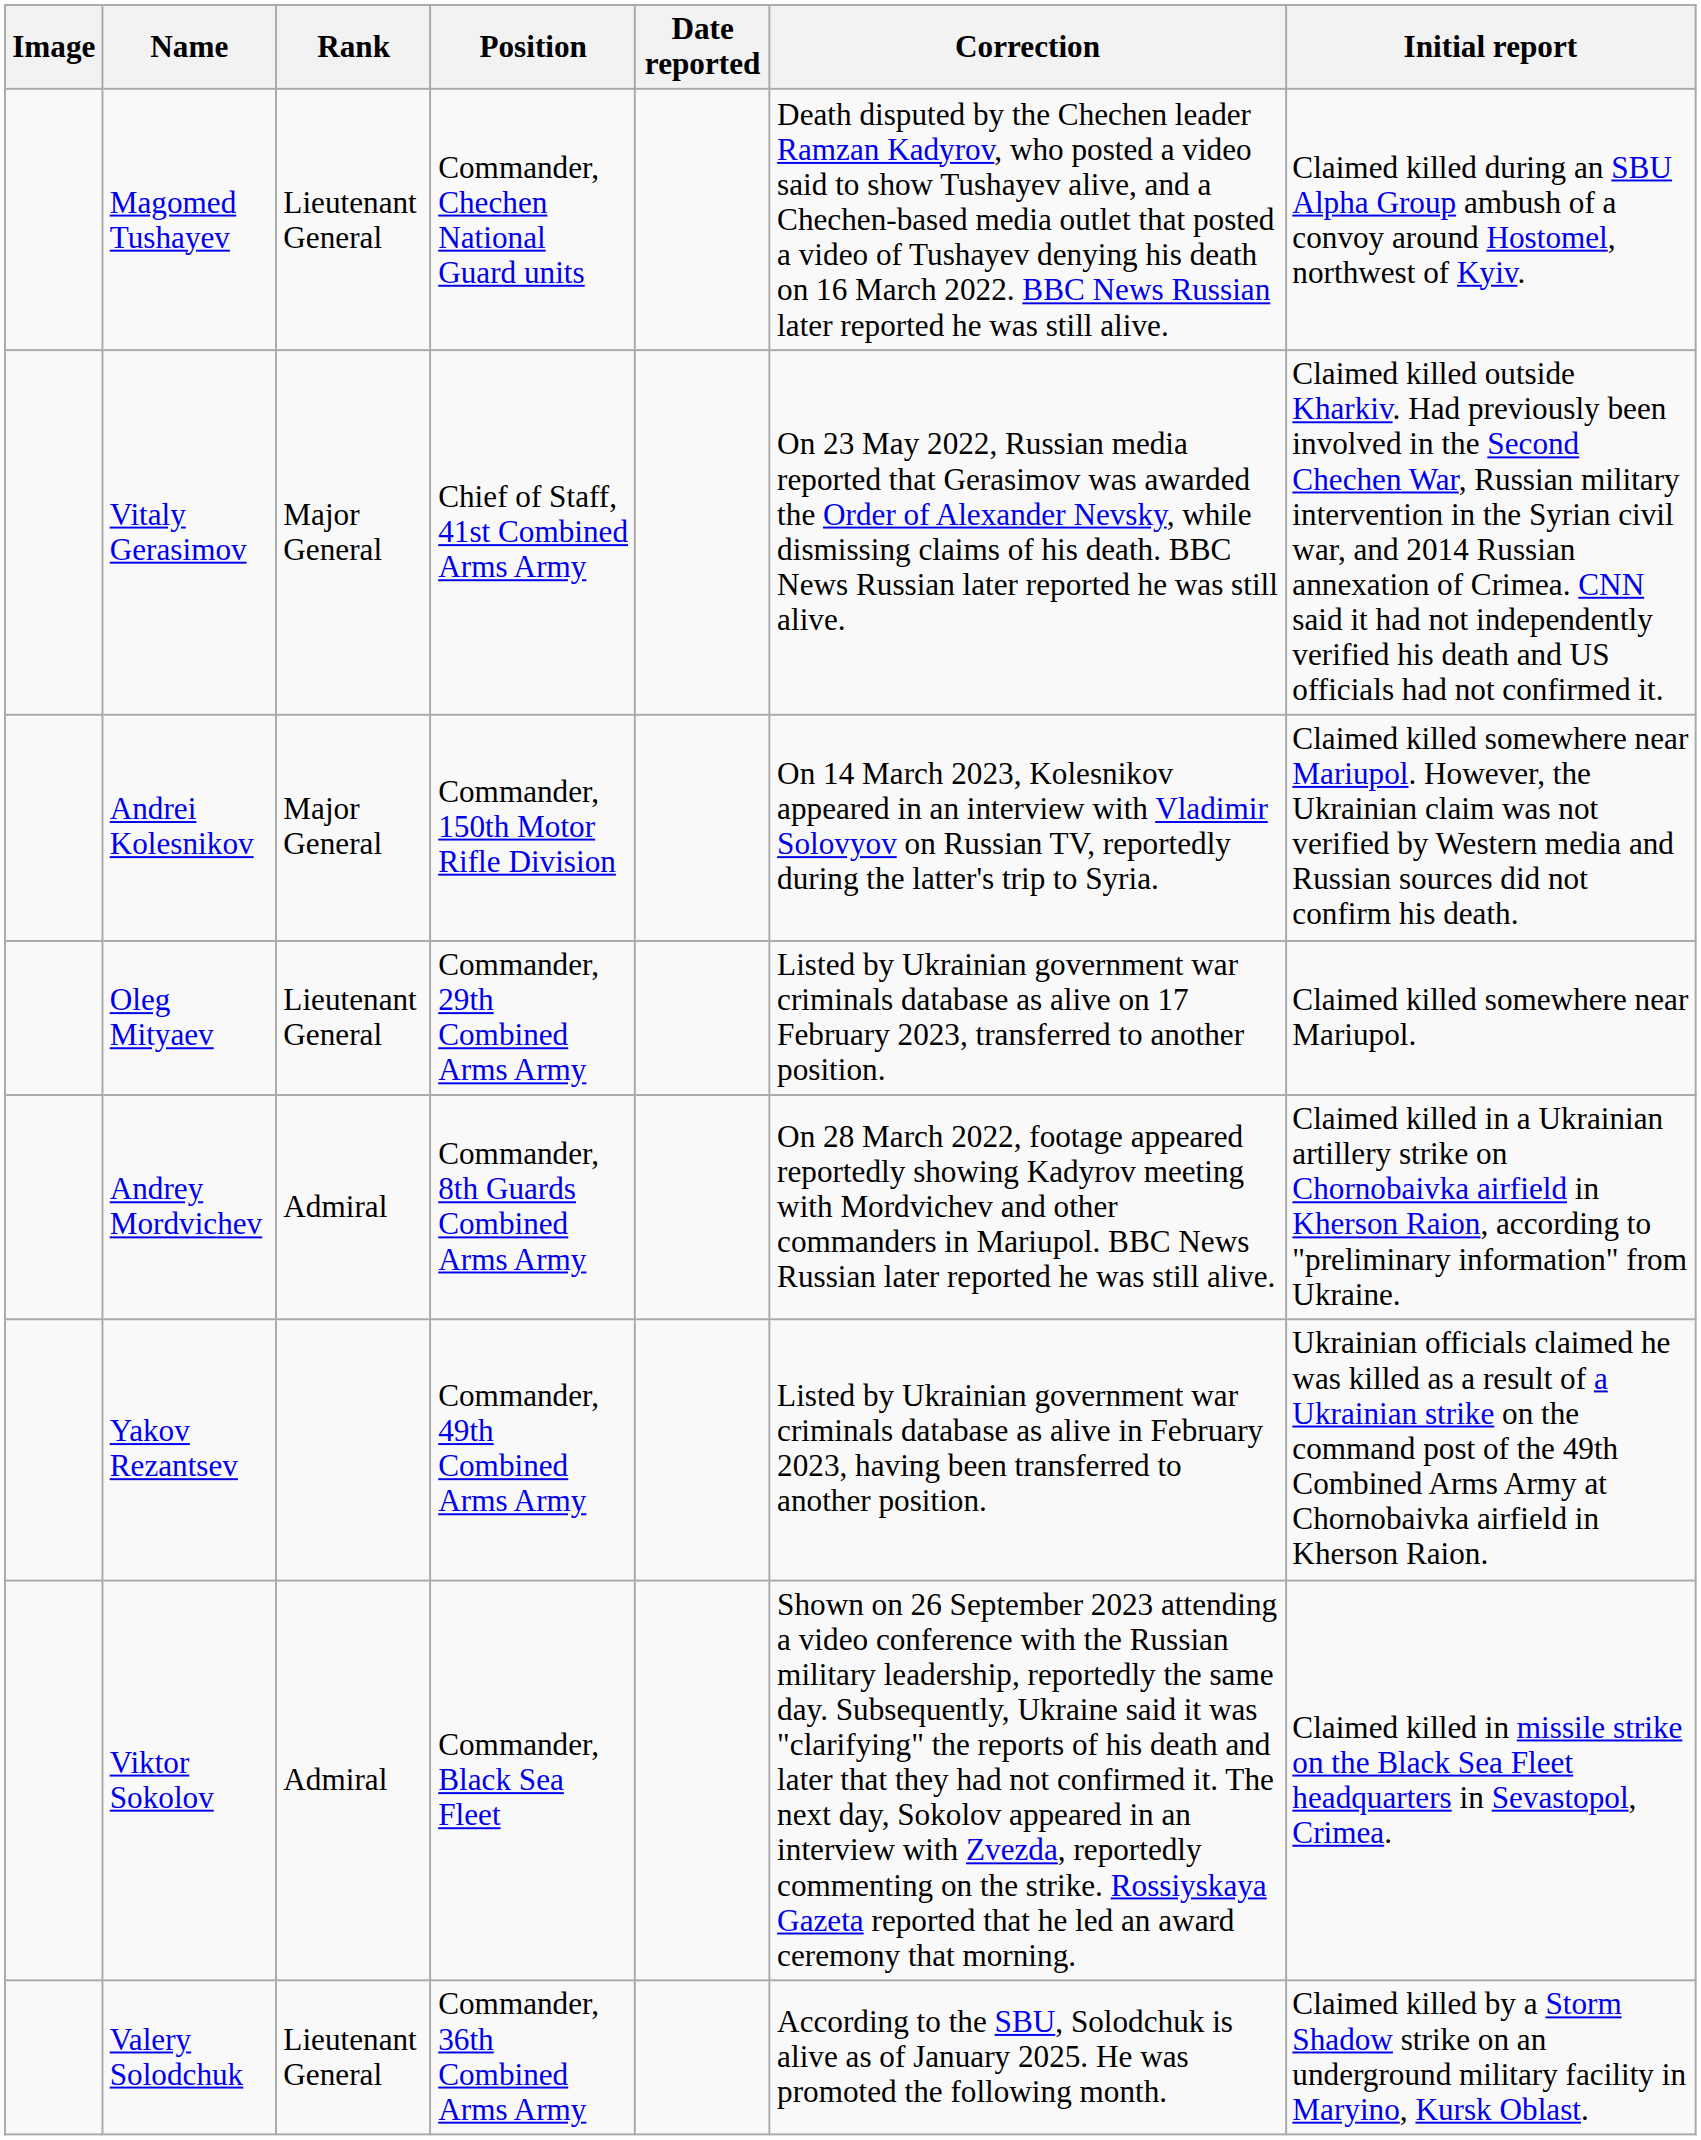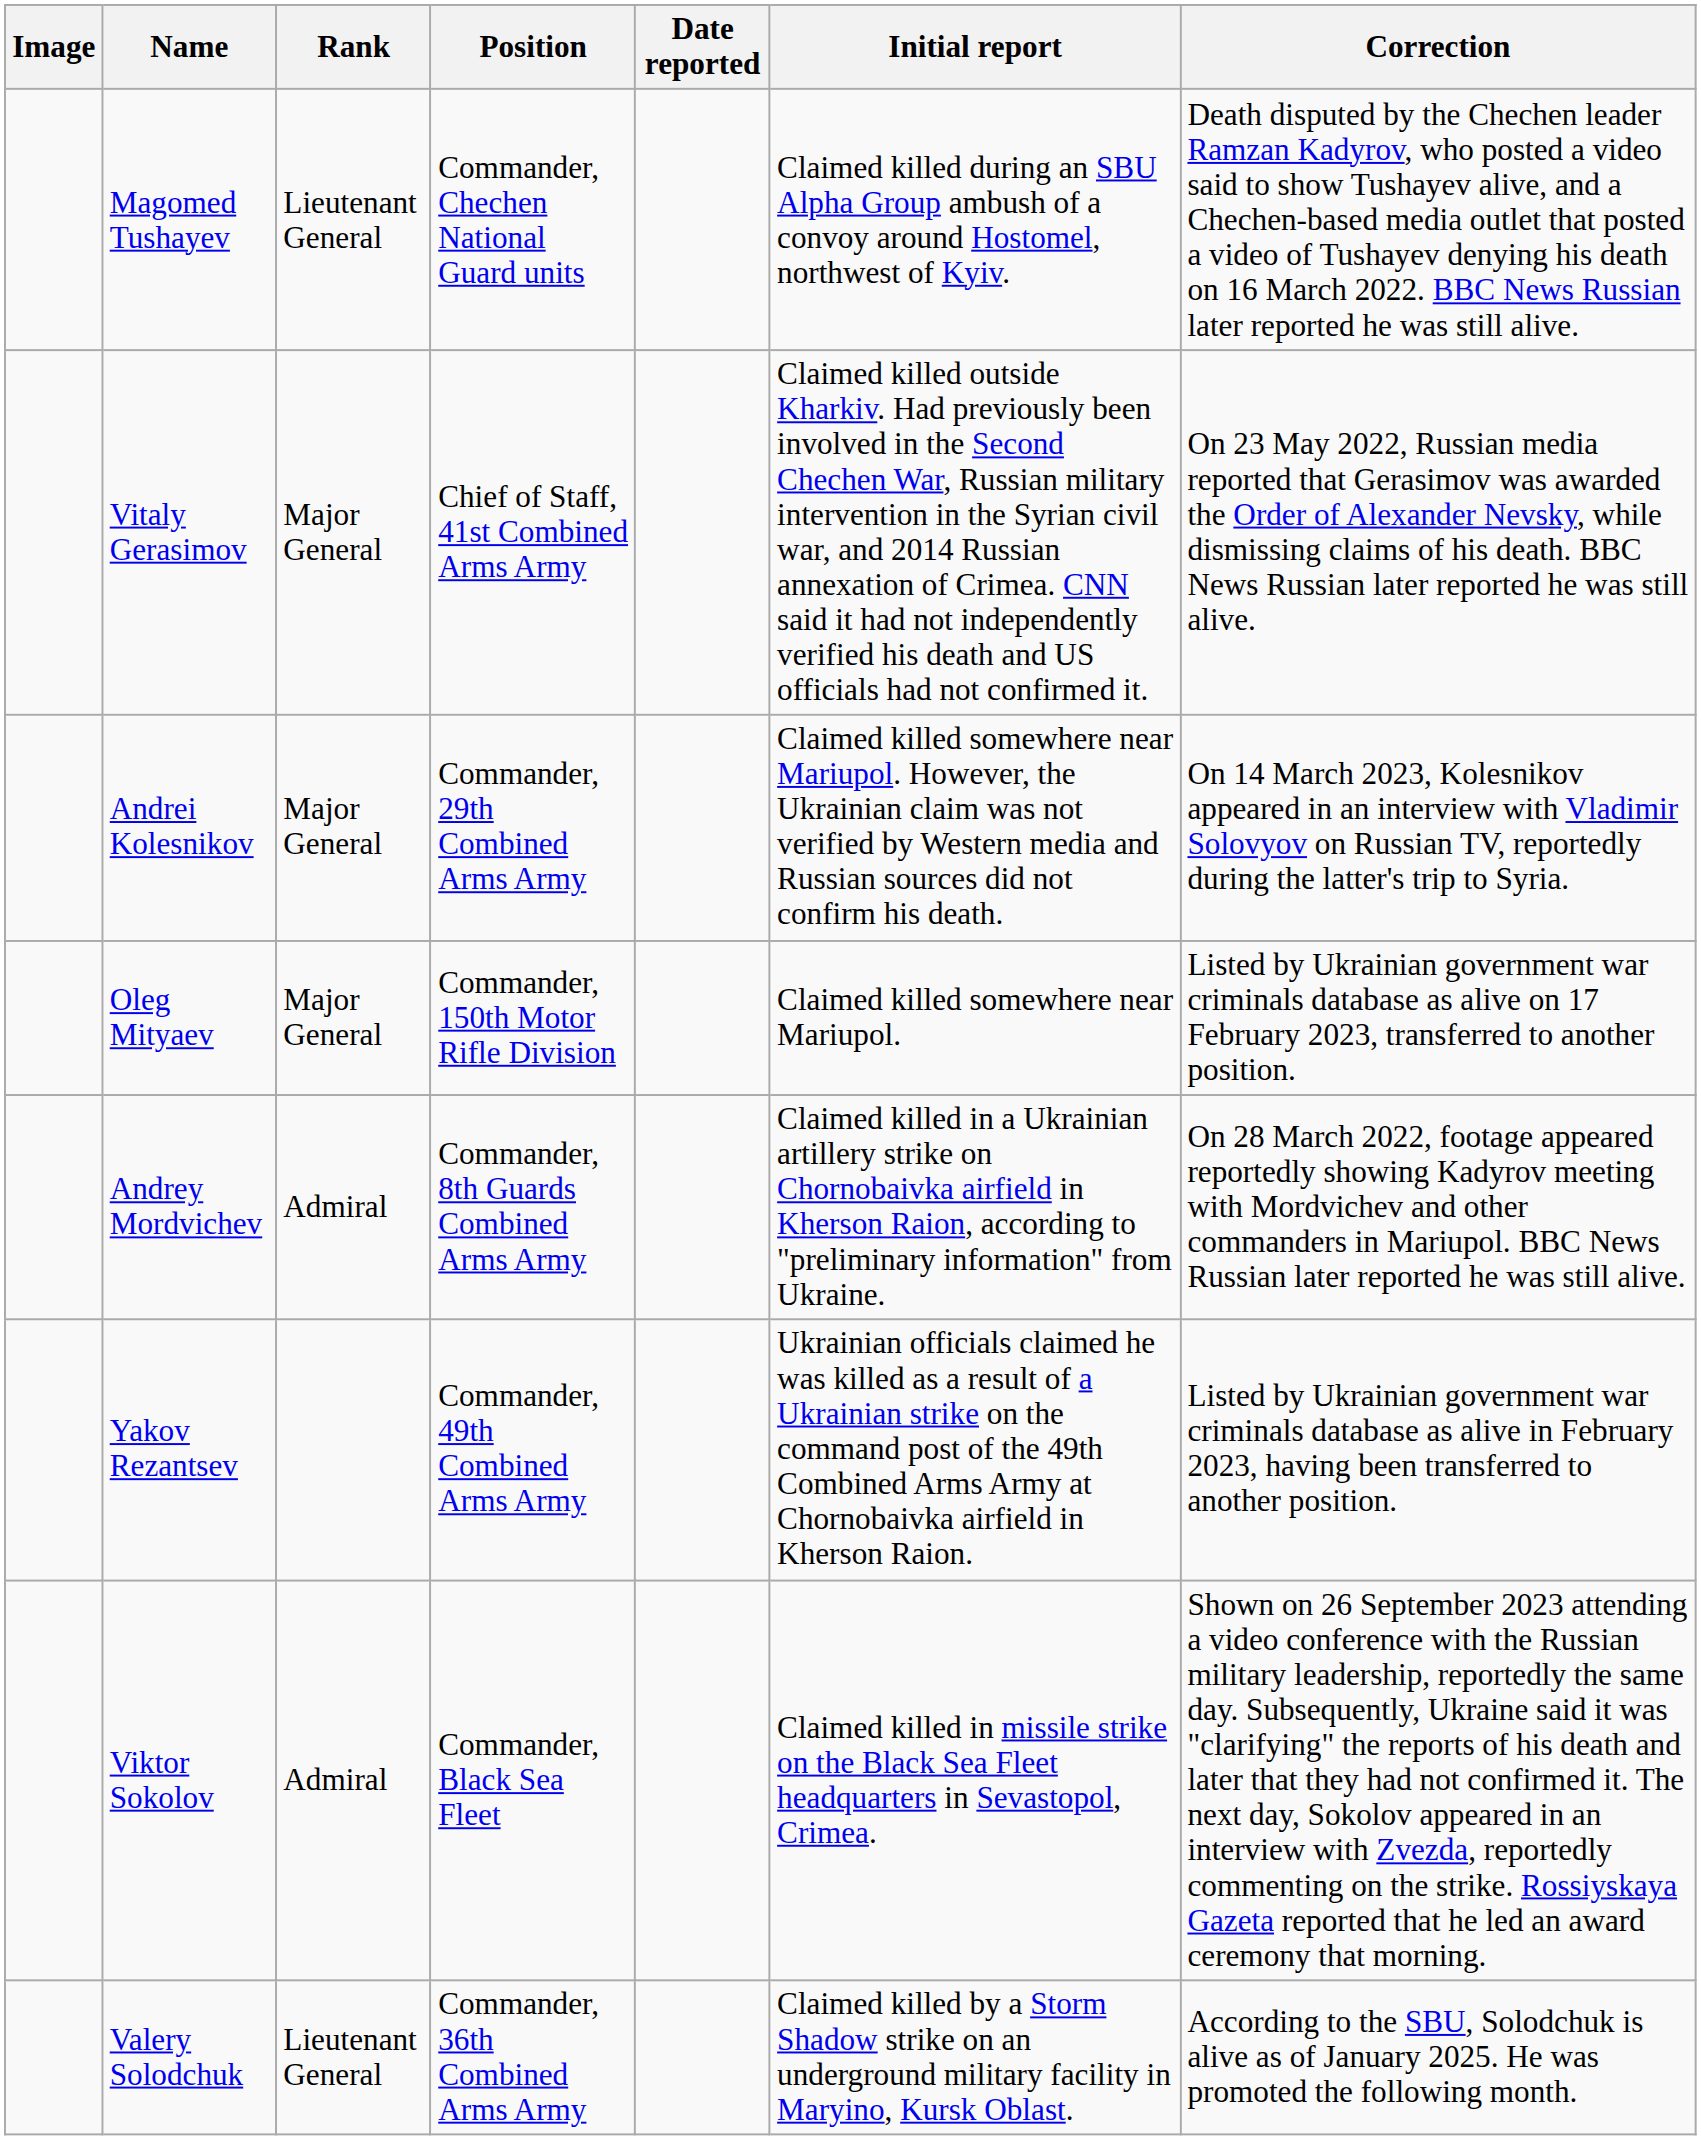columns swapped: (1490, 46) <-> (1028, 46)
(527, 827) Commander, 150th Motor Rifle Division -> (519, 827) Commander, 29th Combined Arms Army
(350, 1016) Lieutenant General -> (333, 1016) Major General
(519, 1016) Commander, 29th Combined Arms Army -> (527, 1016) Commander, 150th Motor Rifle Division
